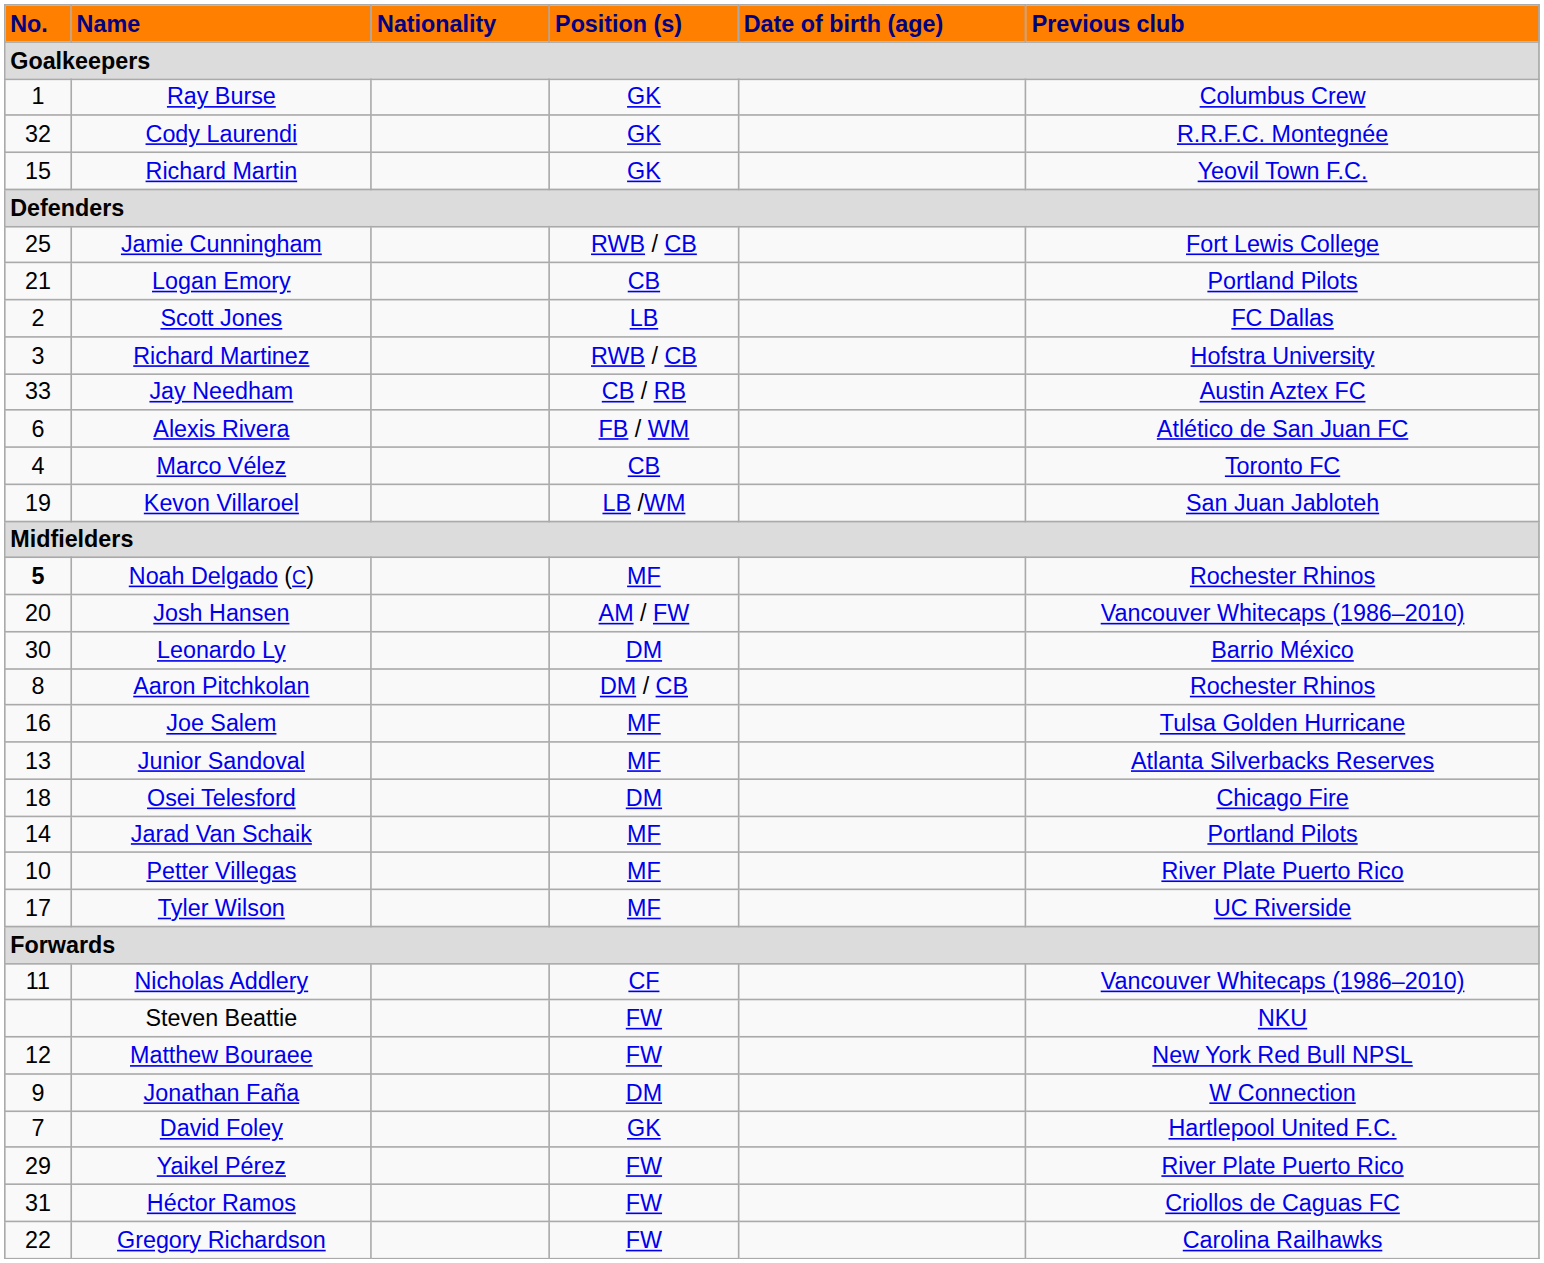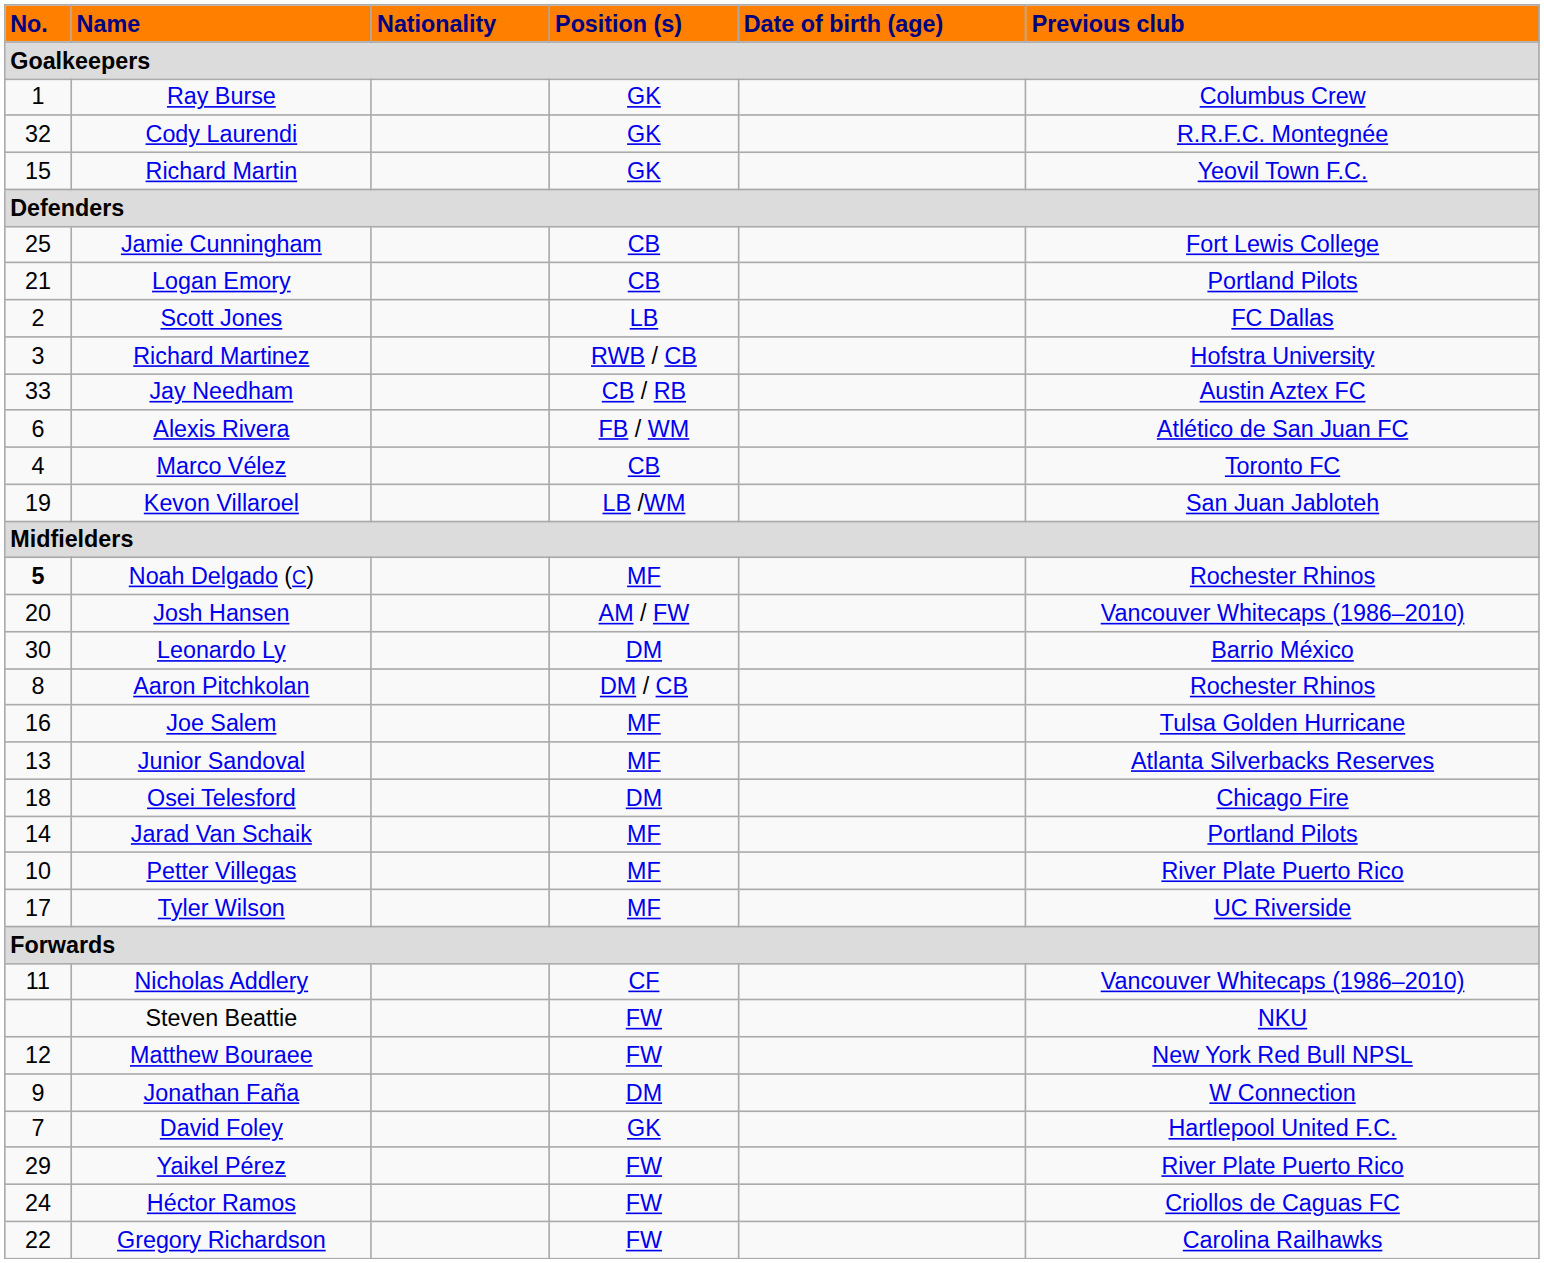(644, 245) RWB / CB -> (644, 245) CB
(38, 1203) 31 -> (38, 1203) 24
